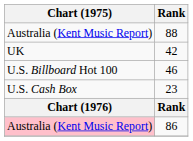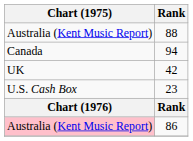+ row: (171, 51)
- row: (171, 70)
